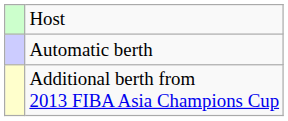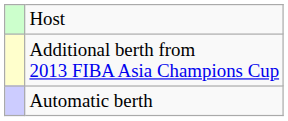rows swapped: (91, 49) <-> (154, 89)
